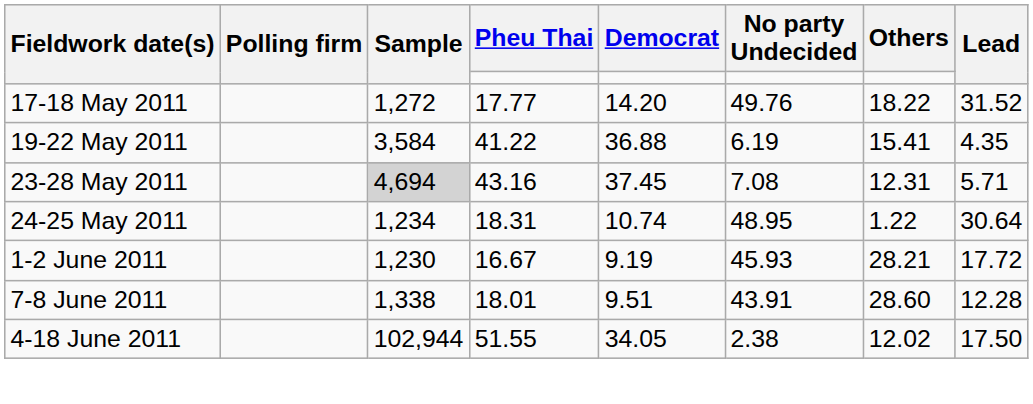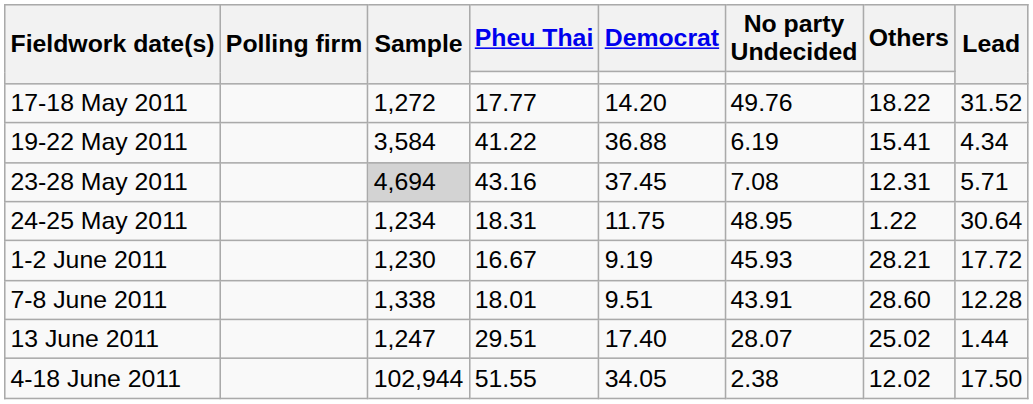(984, 142) 4.35 -> (984, 142) 4.34
(636, 220) 10.74 -> (635, 220) 11.75
+ row: (85, 338)
